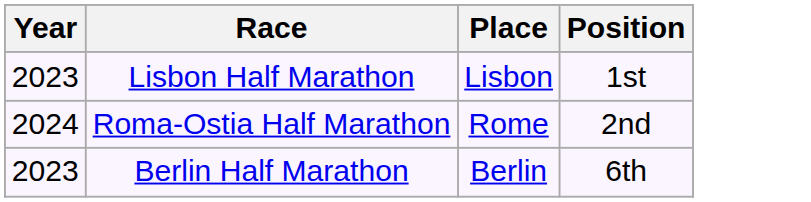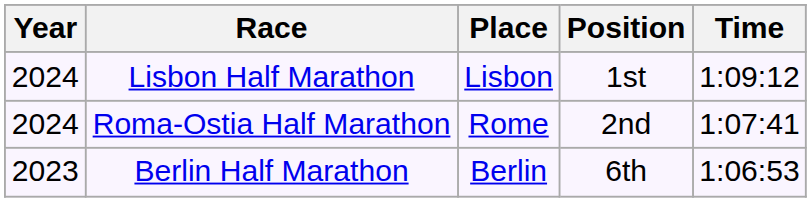+ column: (749, 28)
(45, 76) 2023 -> (45, 76) 2024
